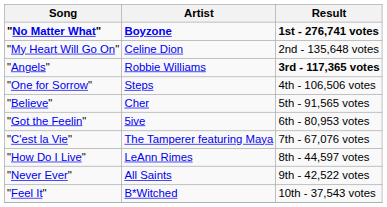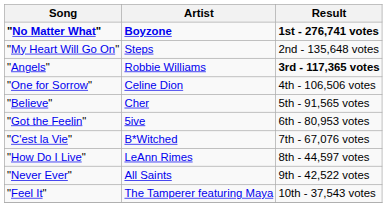(154, 49) Celine Dion -> (139, 49) Steps
(139, 85) Steps -> (154, 85) Celine Dion
(199, 139) The Tamperer featuring Maya -> (151, 139) B*Witched
(151, 193) B*Witched -> (199, 193) The Tamperer featuring Maya
